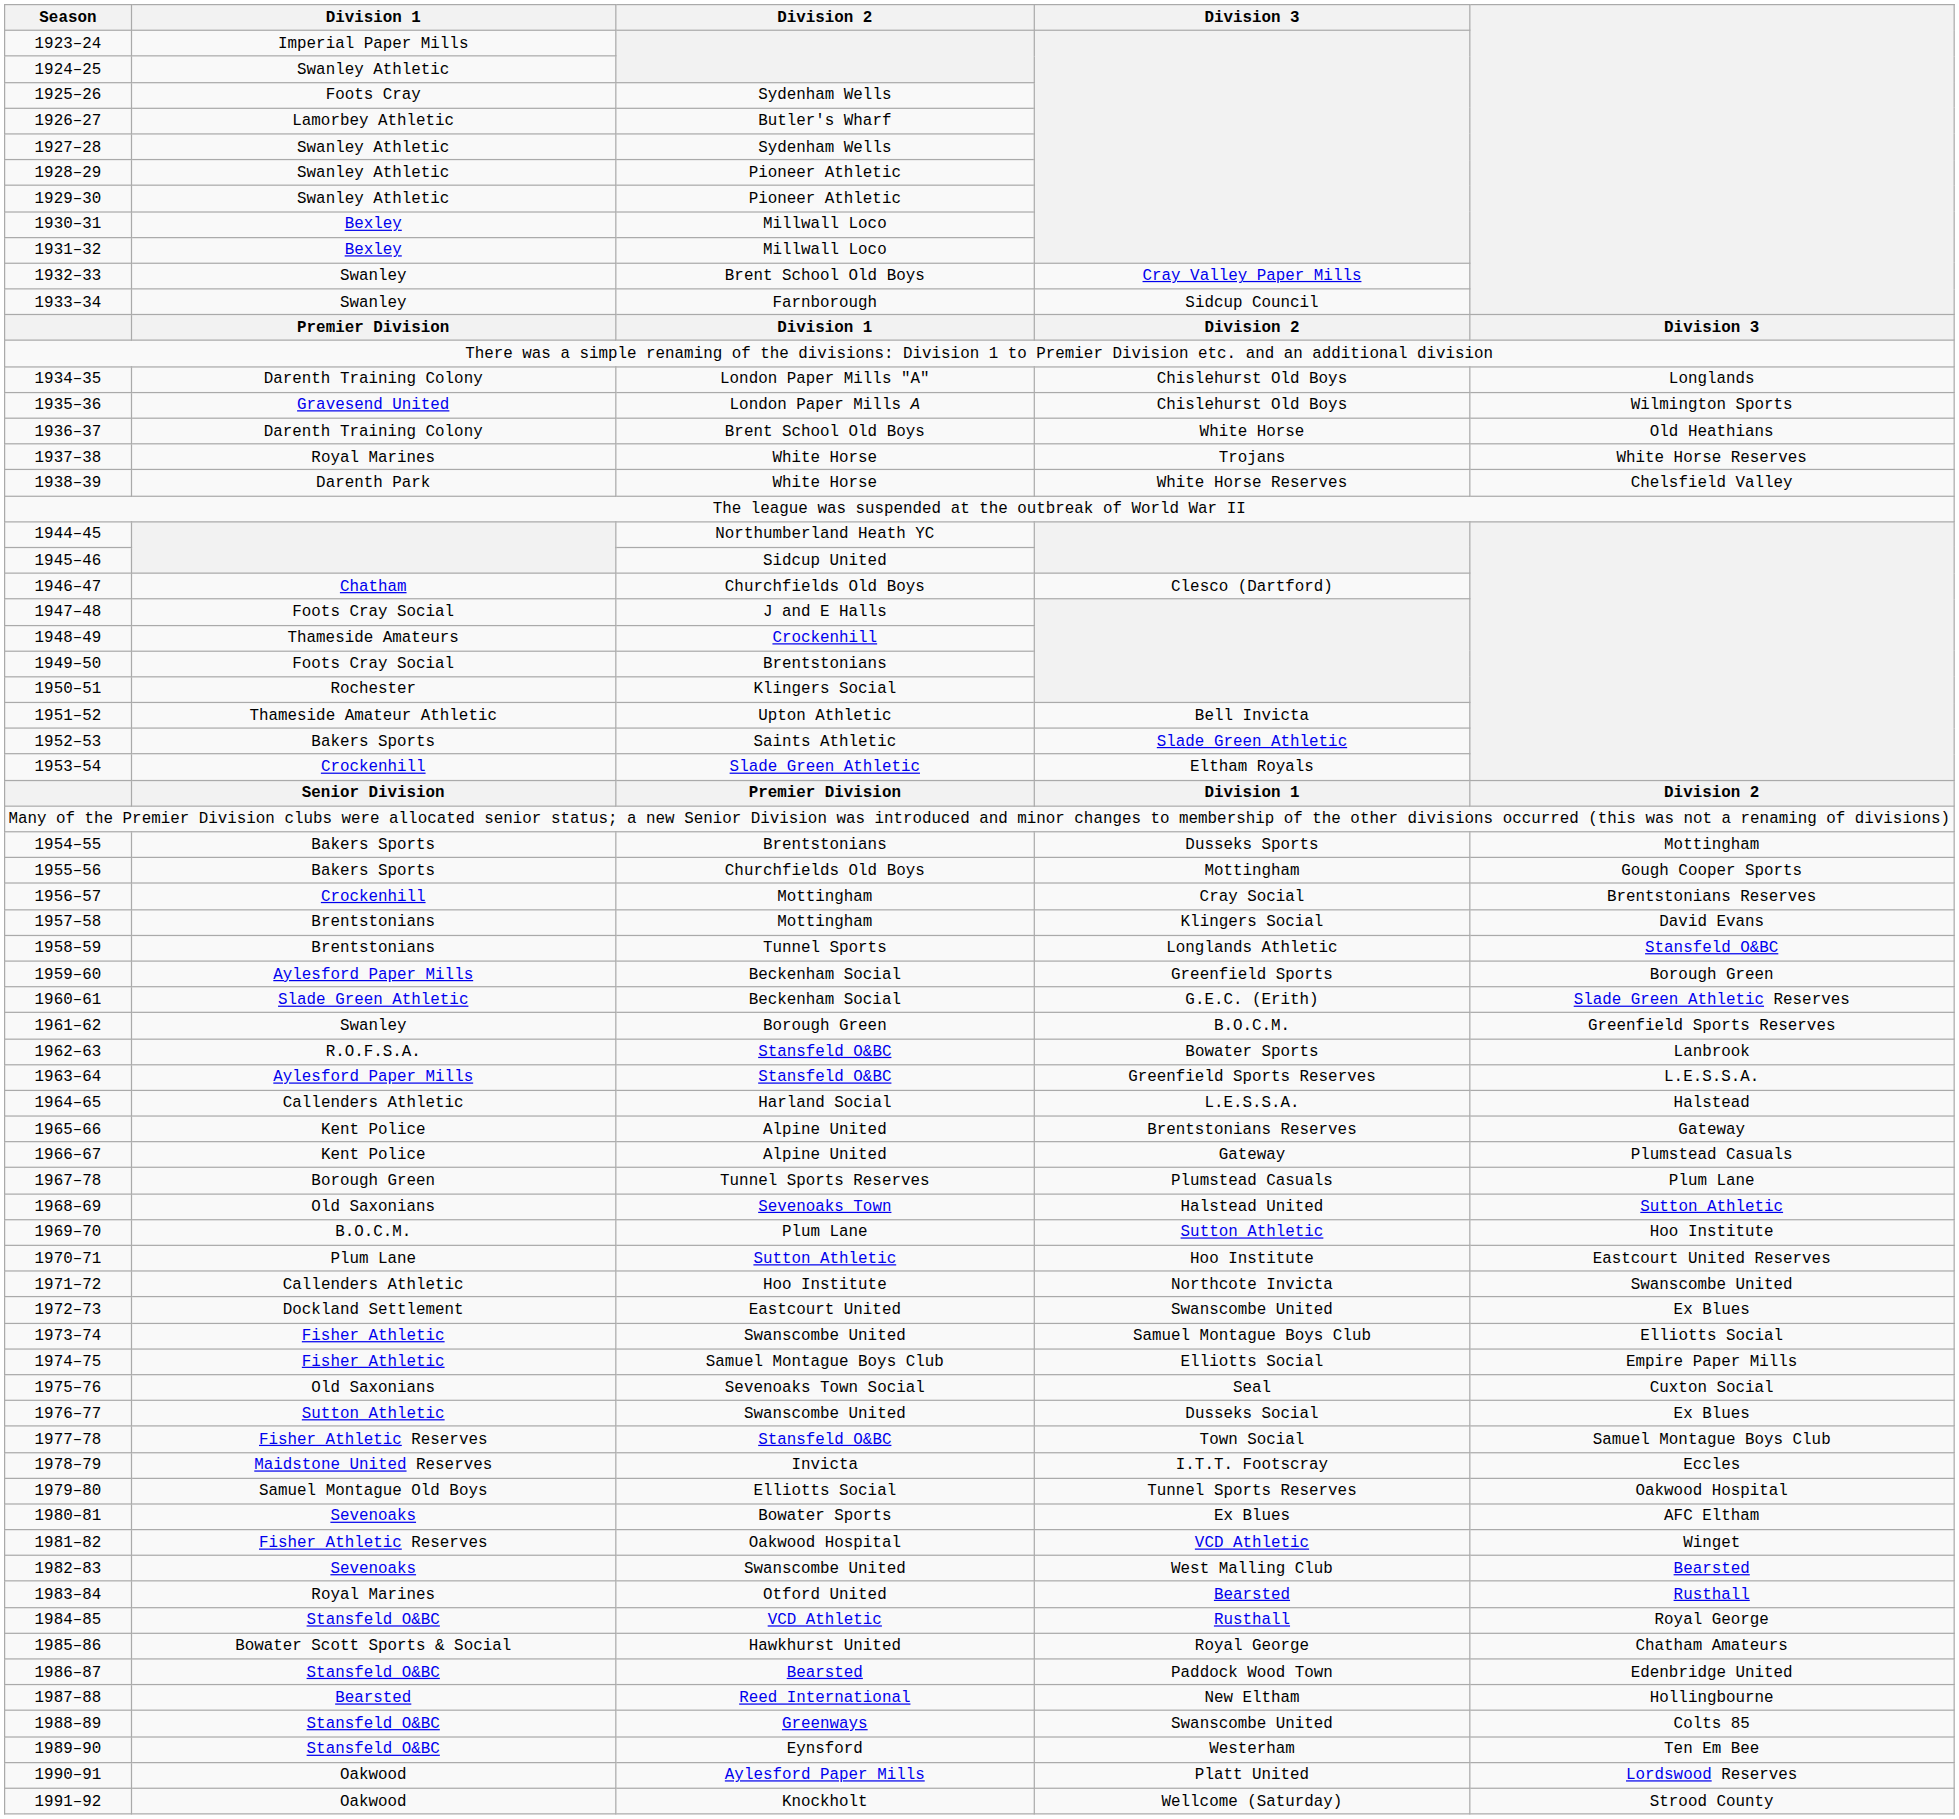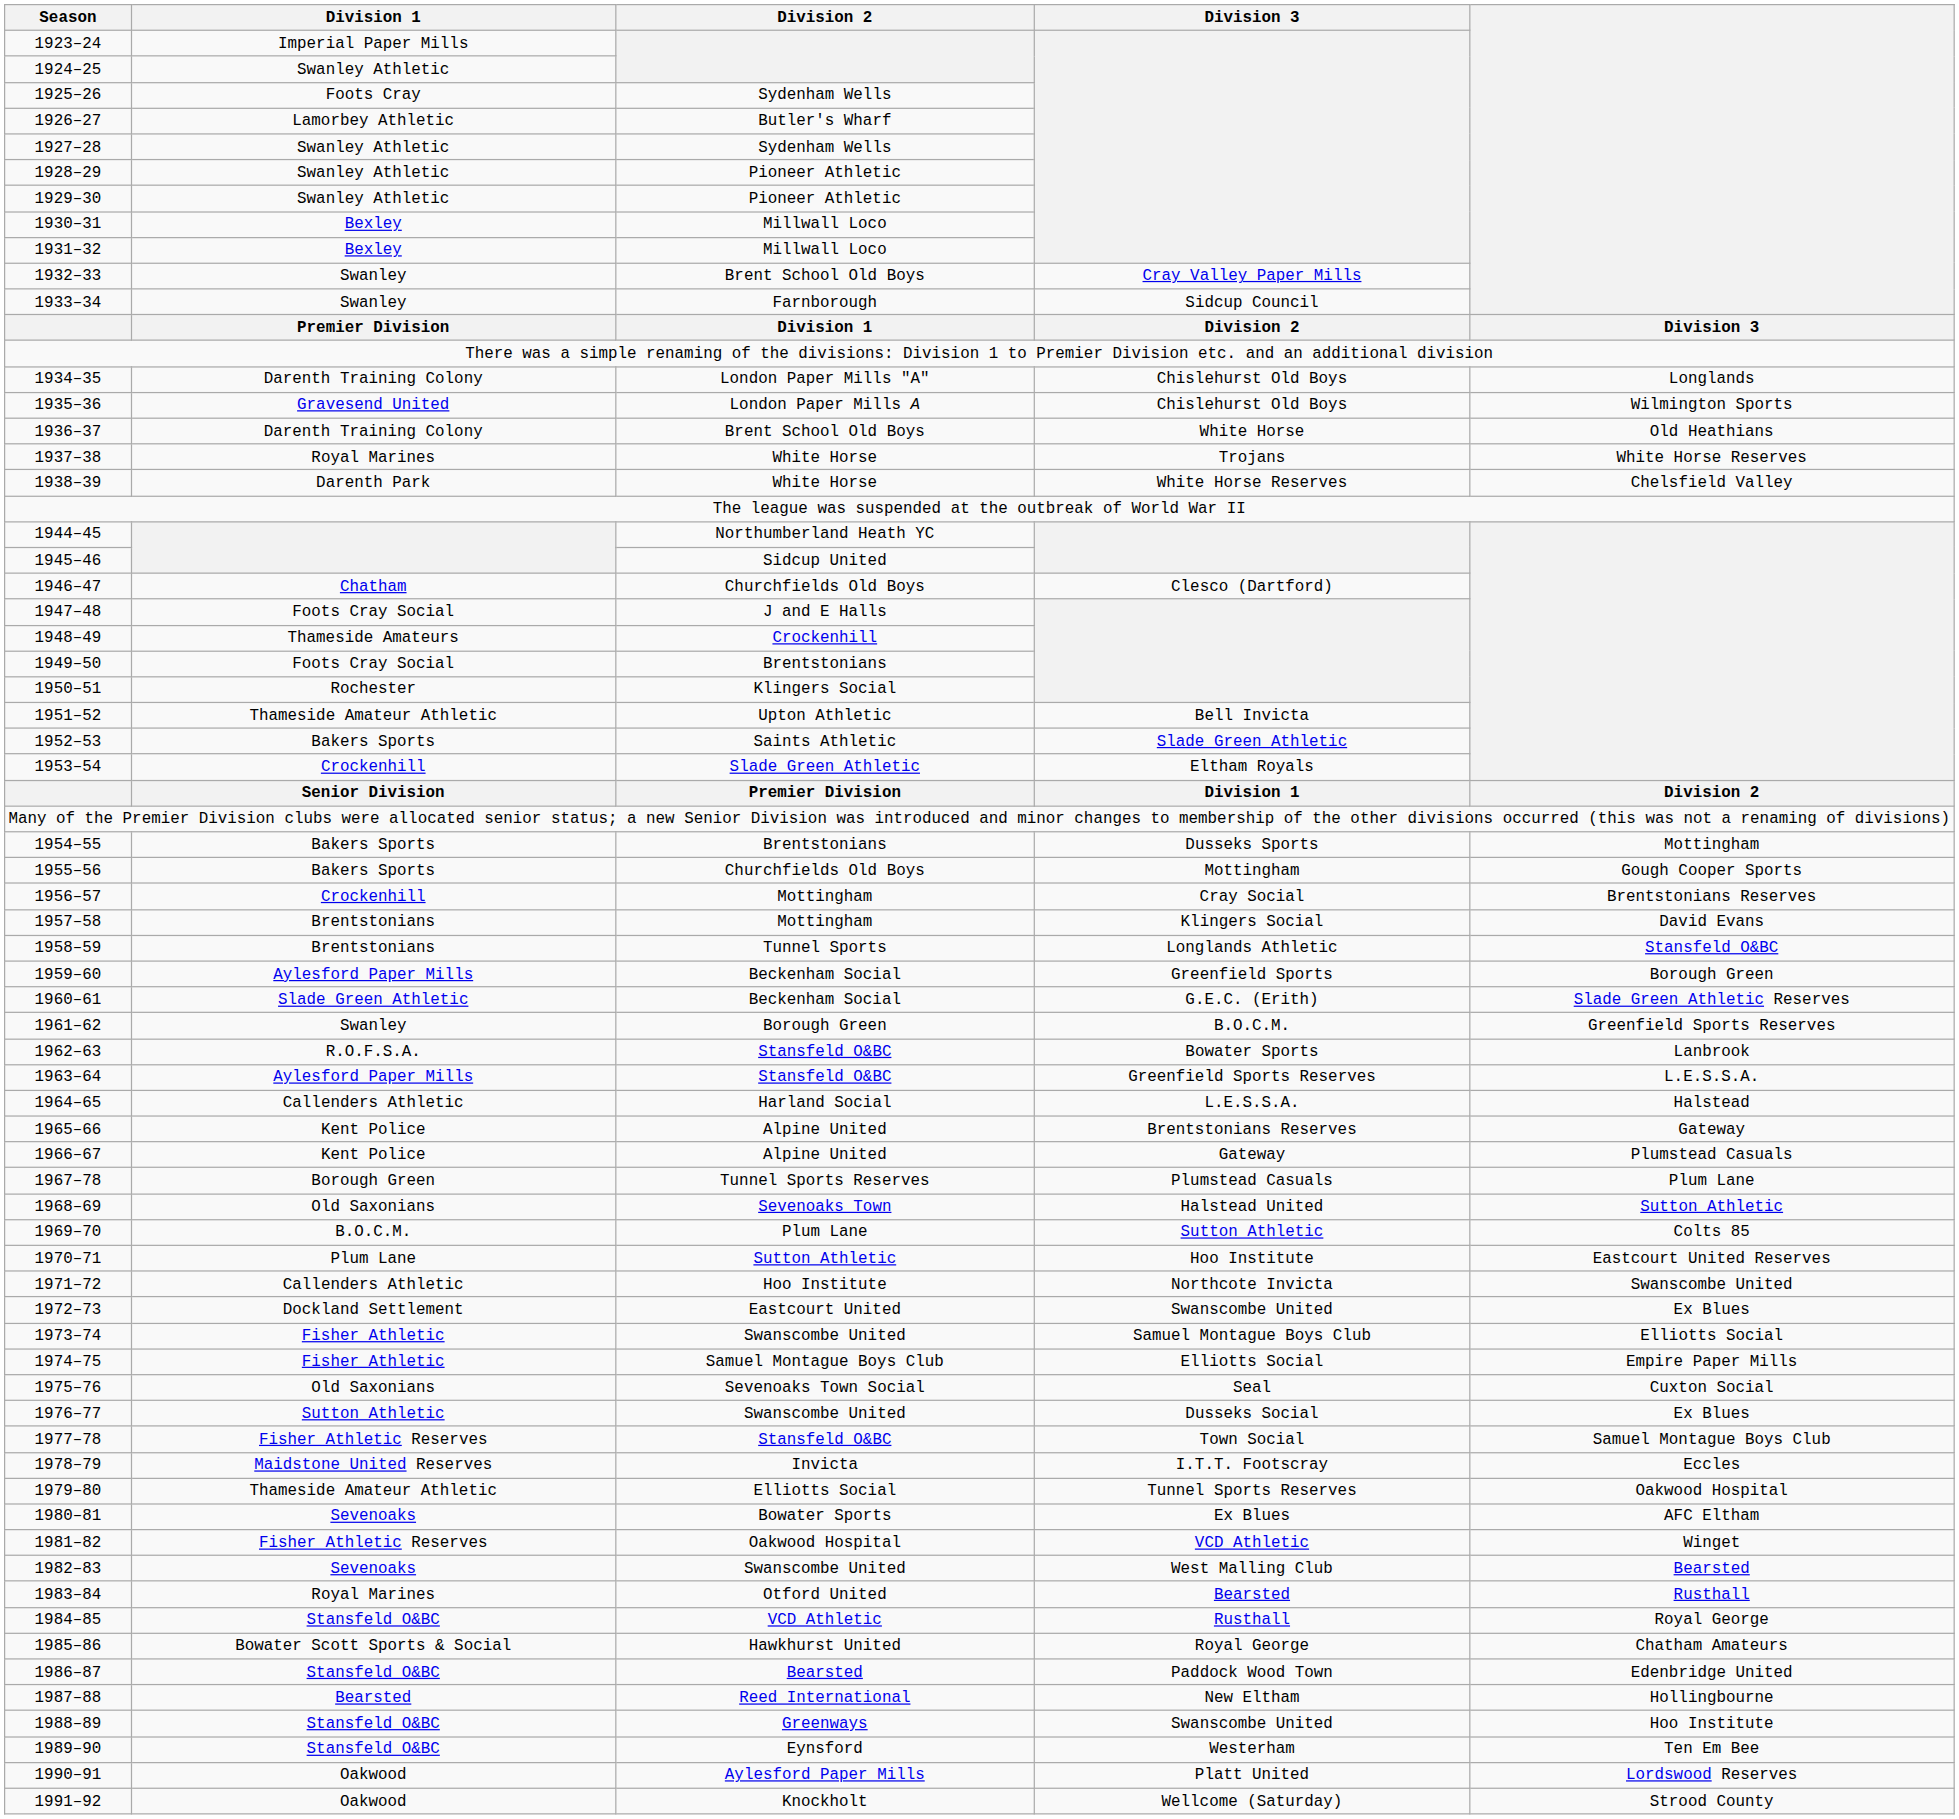(1712, 1232) Hoo Institute -> (1712, 1232) Colts 85
(373, 1491) Samuel Montague Old Boys -> (373, 1491) Thameside Amateur Athletic
(1712, 1724) Colts 85 -> (1712, 1724) Hoo Institute
